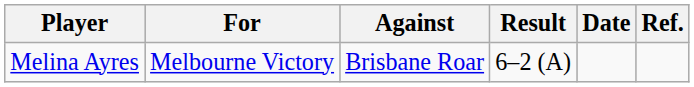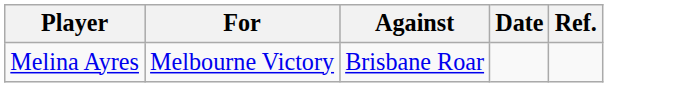- column: (533, 23)
